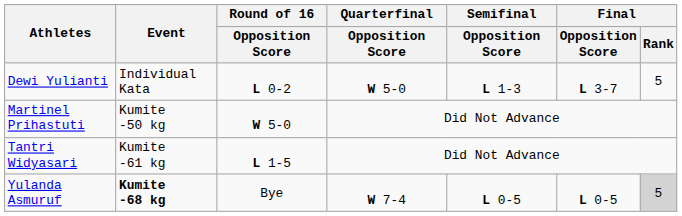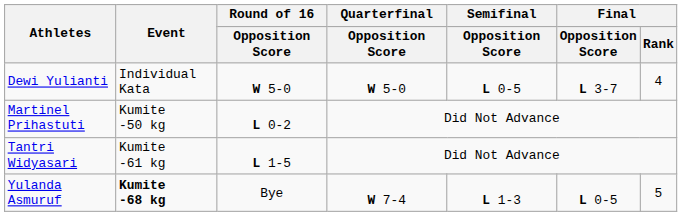(272, 89) L 0-2 -> (272, 89) W 5-0
(502, 89) L 1-3 -> (502, 89) L 0-5
(658, 81) 5 -> (658, 81) 4
(272, 126) W 5-0 -> (272, 126) L 0-2
(502, 200) L 0-5 -> (502, 200) L 1-3
(658, 192) lightgrey background -> (658, 192) no background
